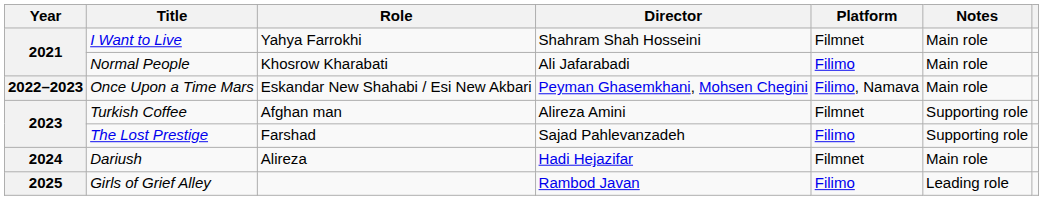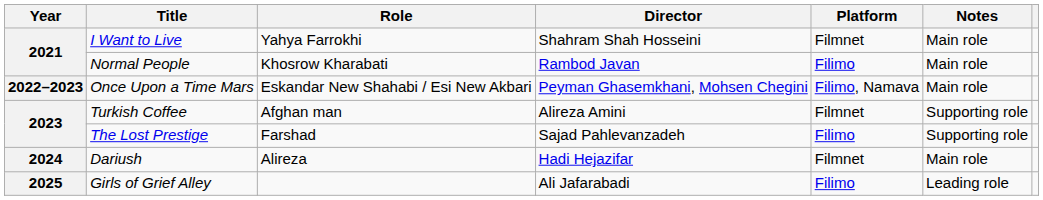(584, 64) Ali Jafarabadi -> (589, 64) Rambod Javan
(589, 183) Rambod Javan -> (584, 183) Ali Jafarabadi
